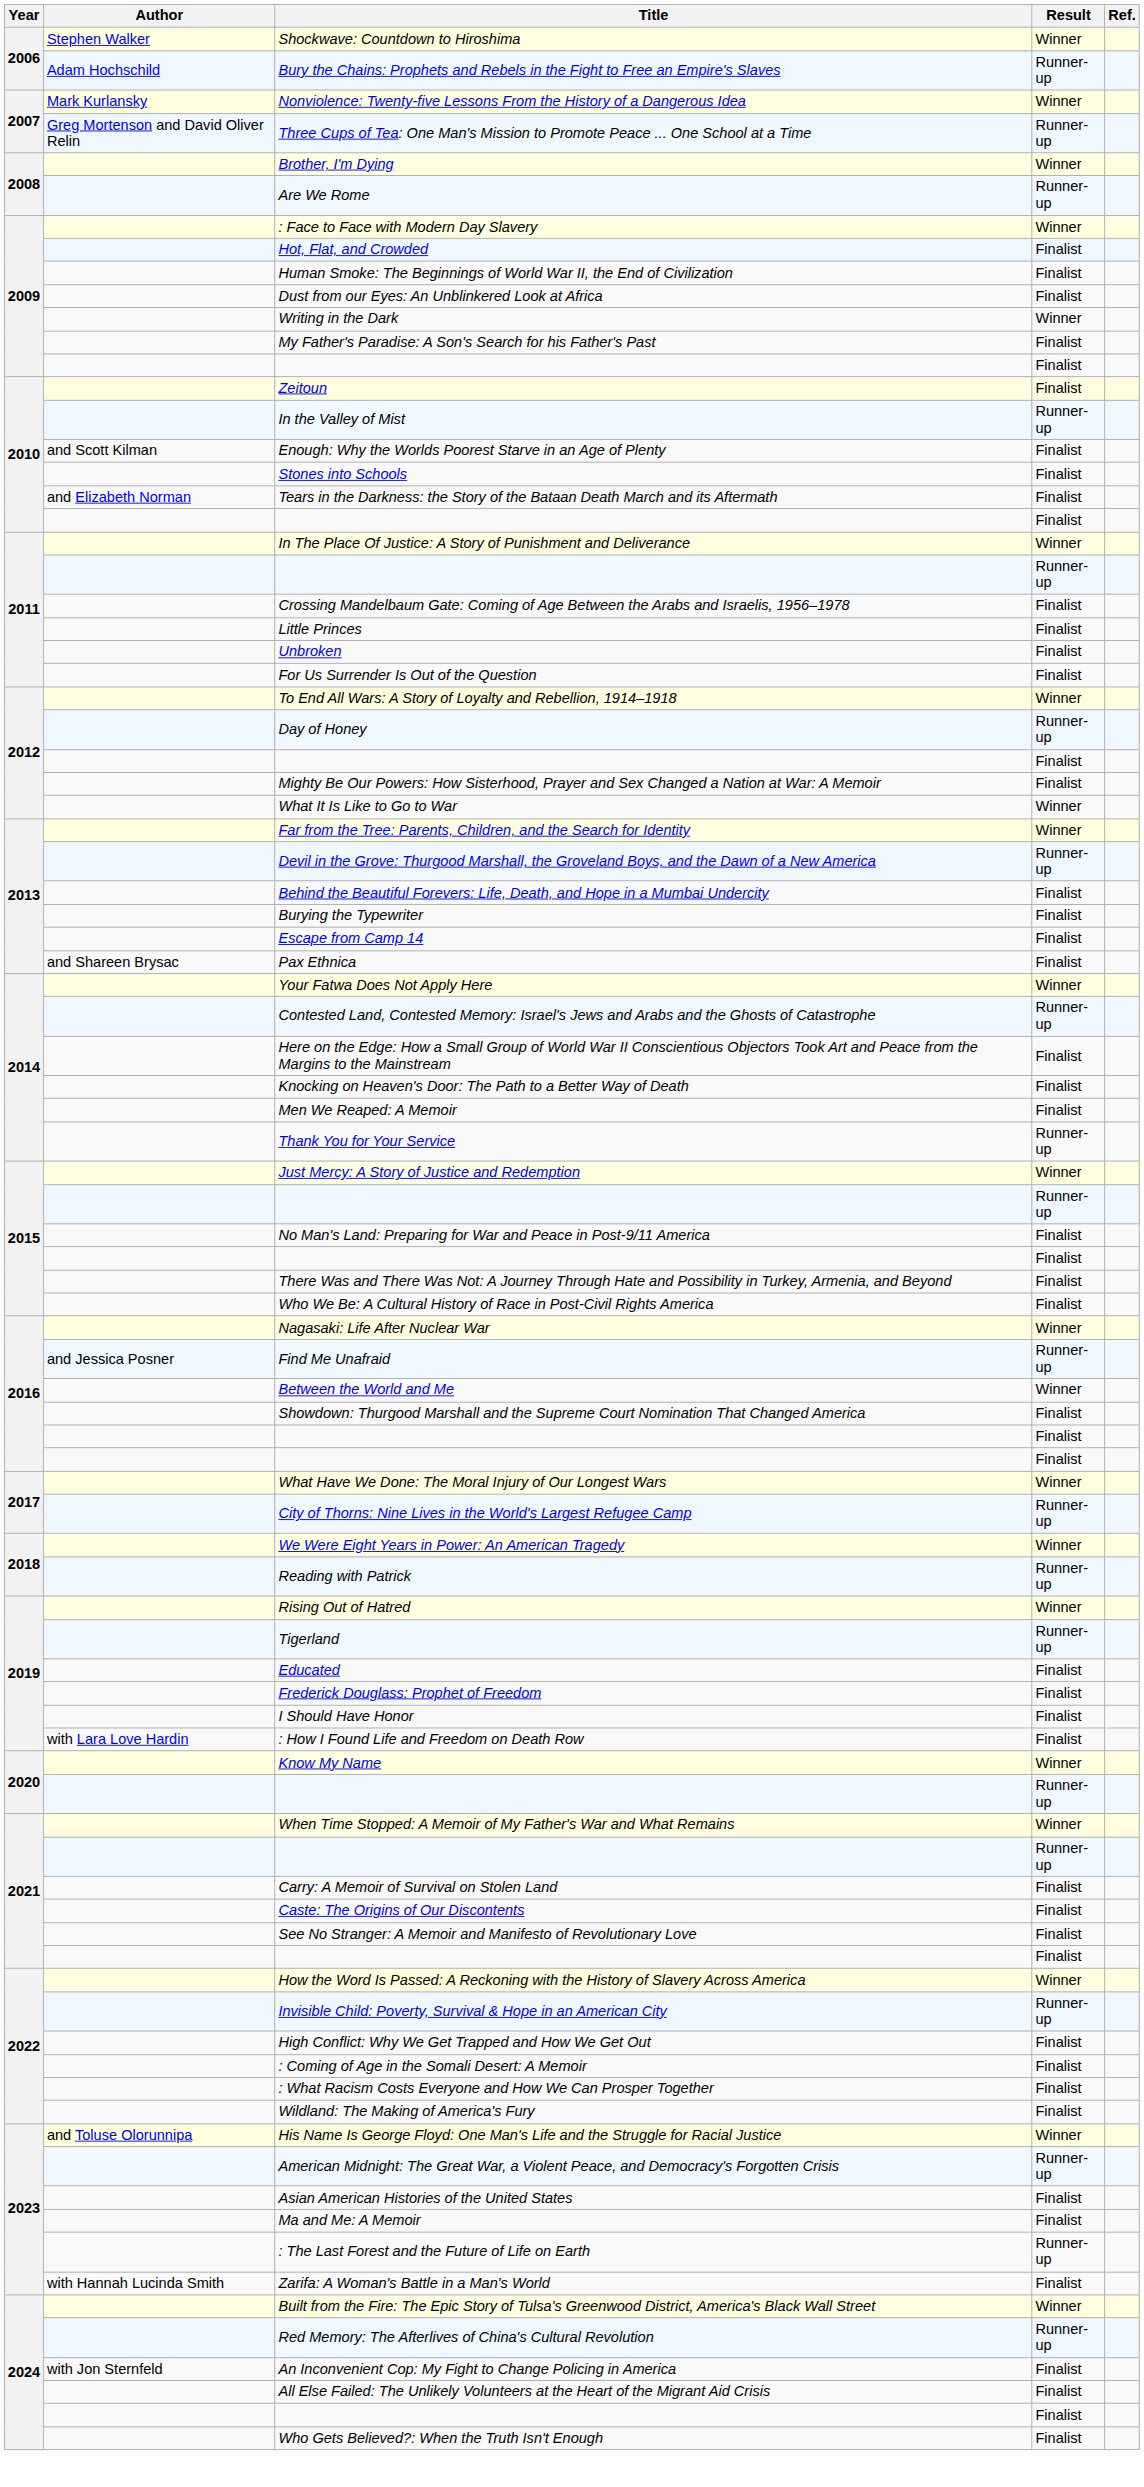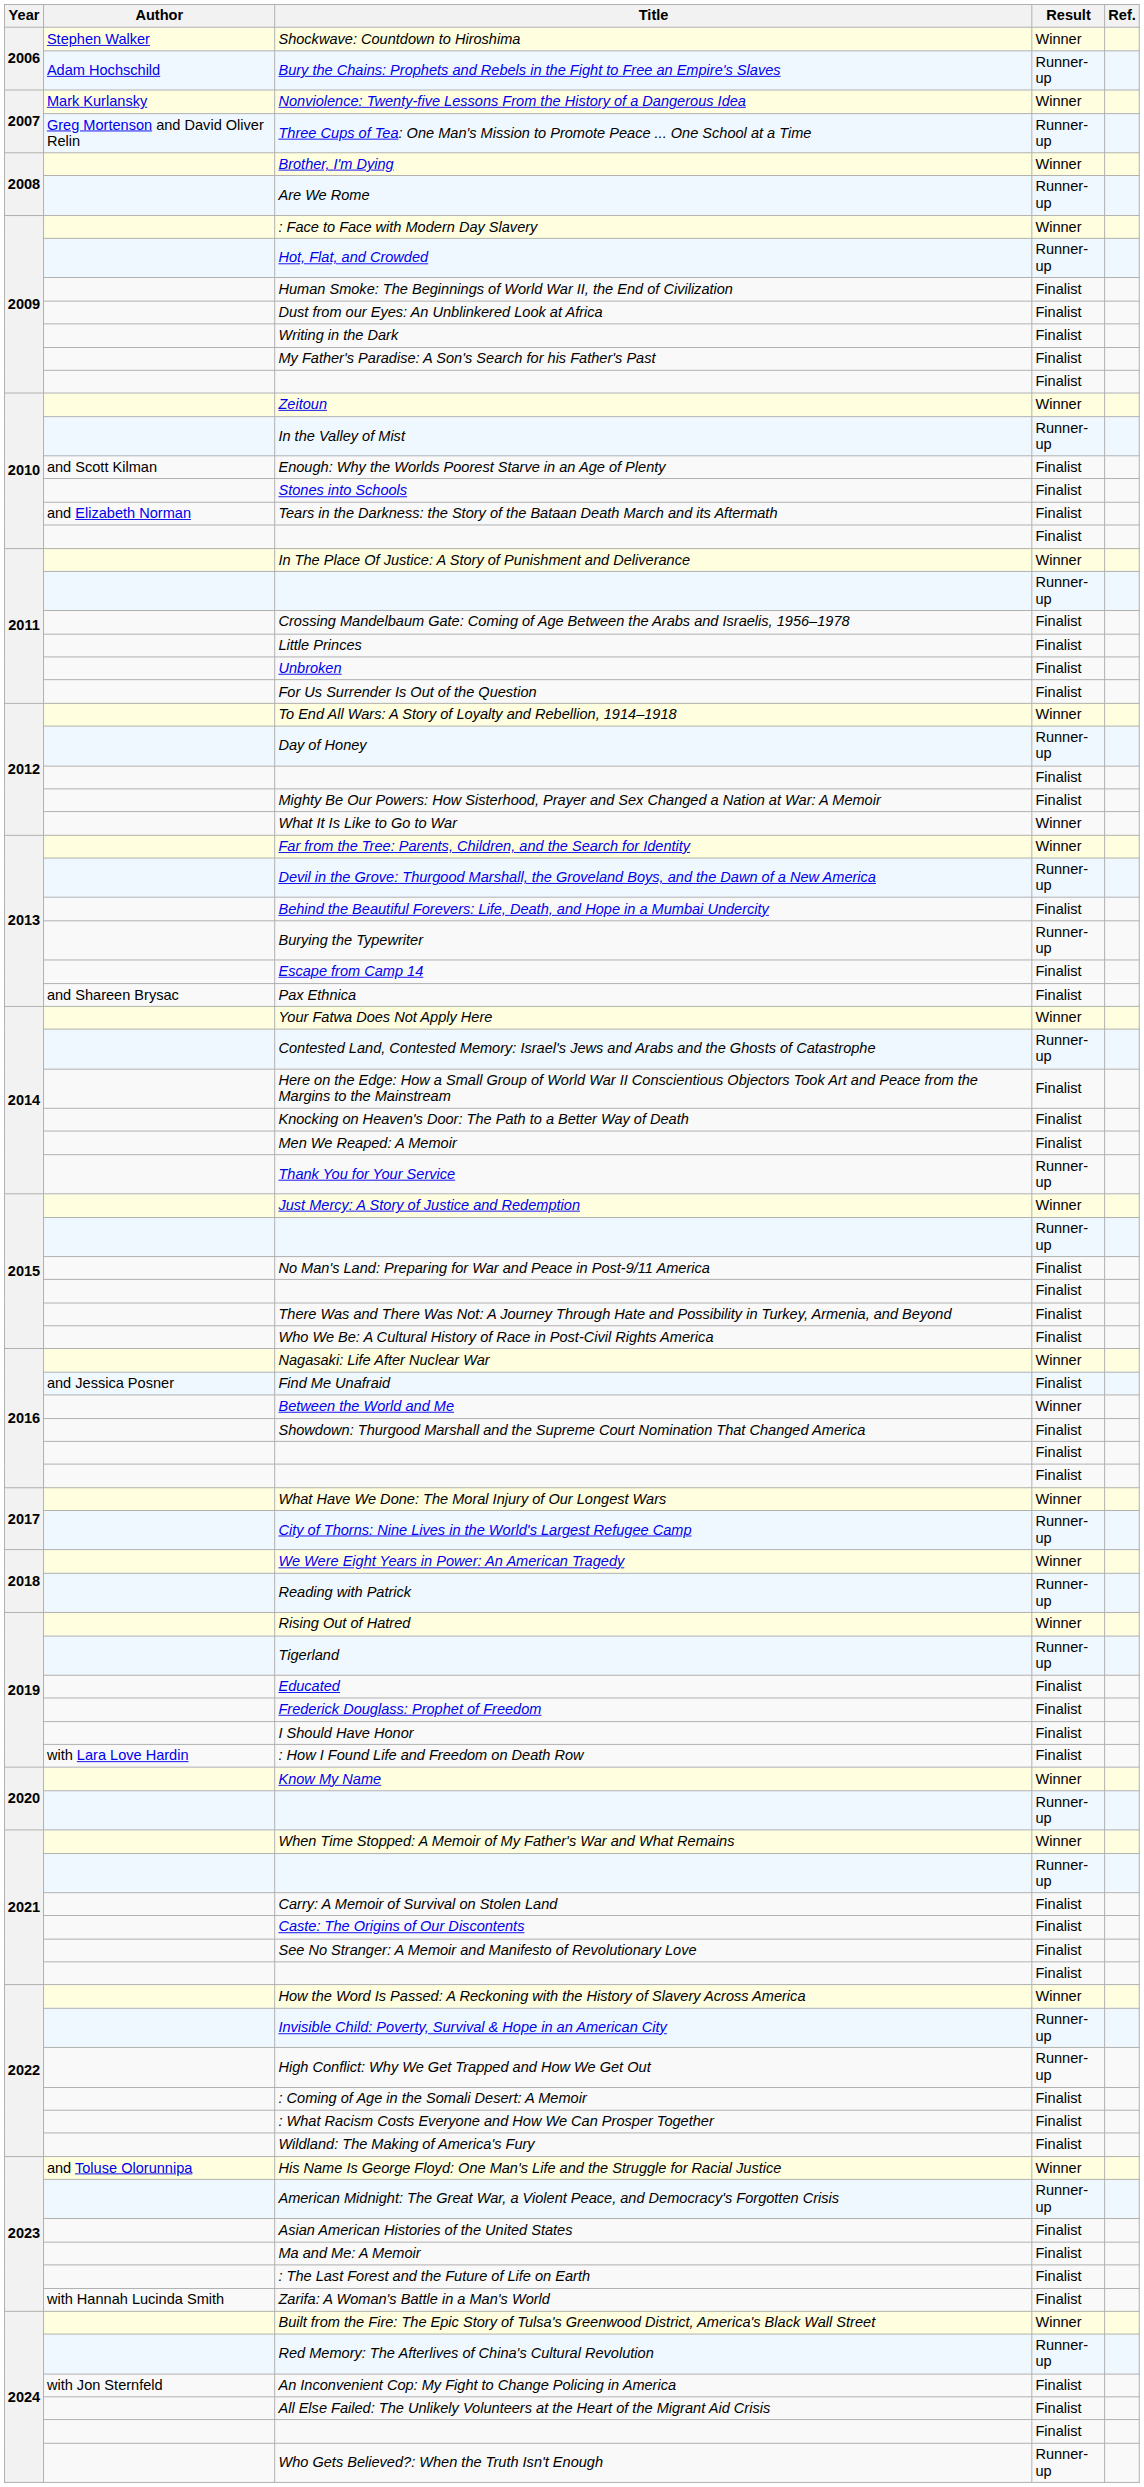(1058, 249) Finalist -> (1062, 258) Runner-up
(1058, 319) Winner -> (1058, 335) Finalist
(1058, 388) Finalist -> (1058, 404) Winner
(1058, 915) Finalist -> (1062, 940) Runner-up
(1062, 1358) Runner-up -> (1058, 1383) Finalist
(1058, 2042) Finalist -> (1062, 2067) Runner-up
(1062, 2252) Runner-up -> (1058, 2276) Finalist
(1058, 2438) Finalist -> (1062, 2462) Runner-up
